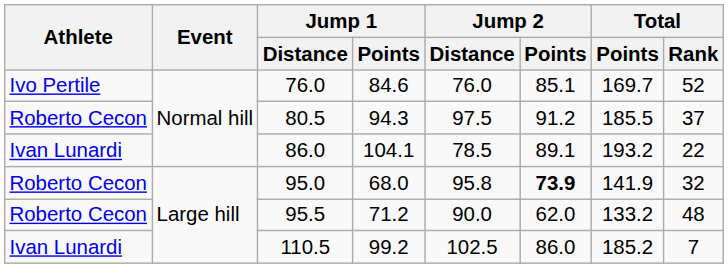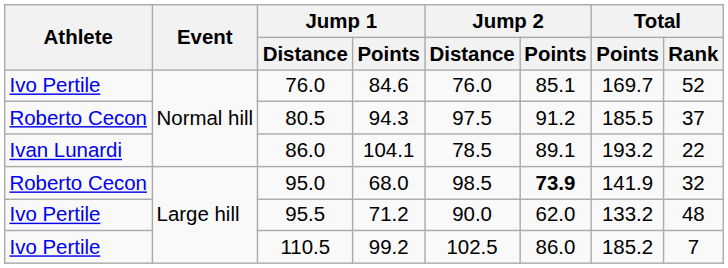(472, 183) 95.8 -> (472, 183) 98.5
(78, 215) Roberto Cecon -> (55, 215) Ivo Pertile
(66, 247) Ivan Lunardi -> (55, 247) Ivo Pertile
